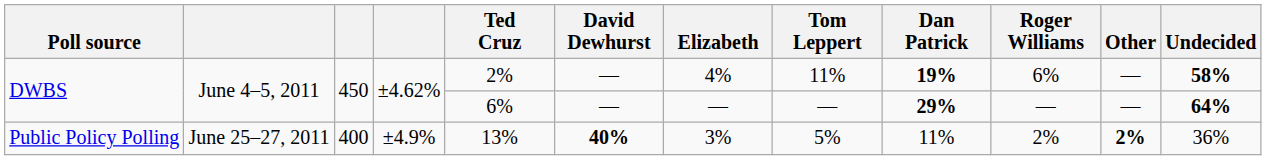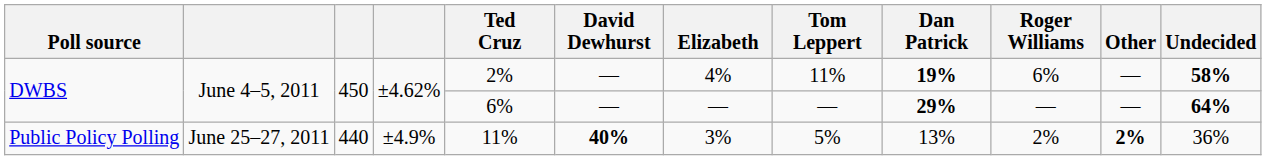(354, 138) 400 -> (354, 138) 440
(500, 138) 13% -> (500, 138) 11%
(937, 138) 11% -> (937, 138) 13%
